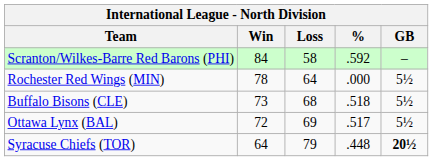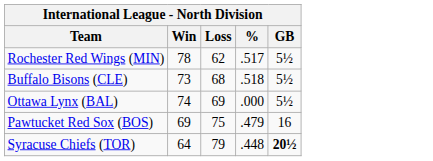- row: (121, 58)
(310, 79) 64 -> (218, 58) 62
(358, 79) .000 -> (252, 58) .517
(261, 123) 72 -> (184, 101) 74
(358, 123) .517 -> (252, 101) .000
+ row: (80, 123)
